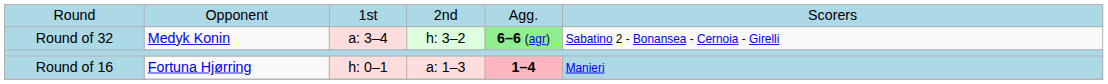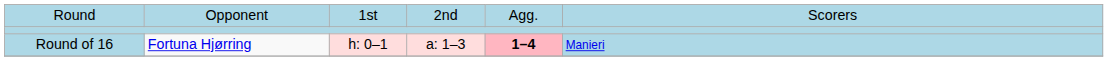- row: (74, 38)
